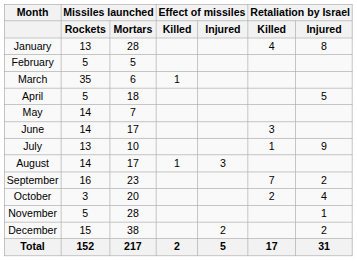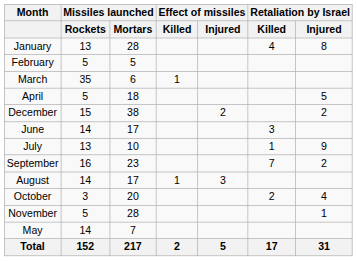rows swapped: (33, 113) <-> (33, 230)
rows swapped: (33, 163) <-> (33, 180)
